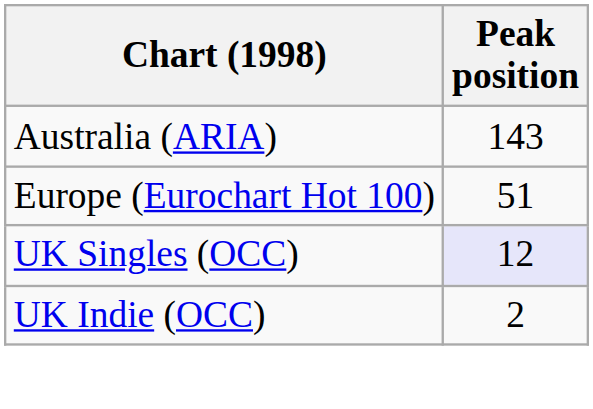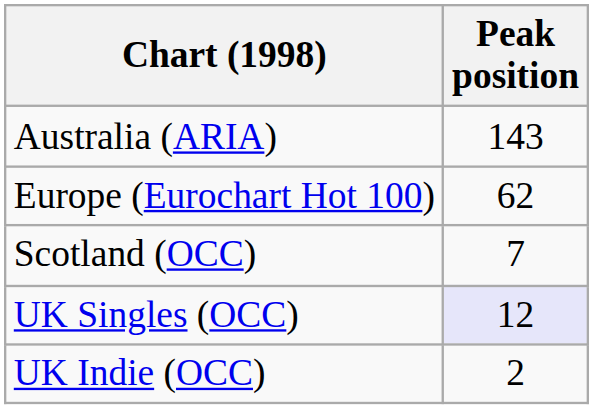(516, 195) 51 -> (516, 195) 62
+ row: (135, 254)
